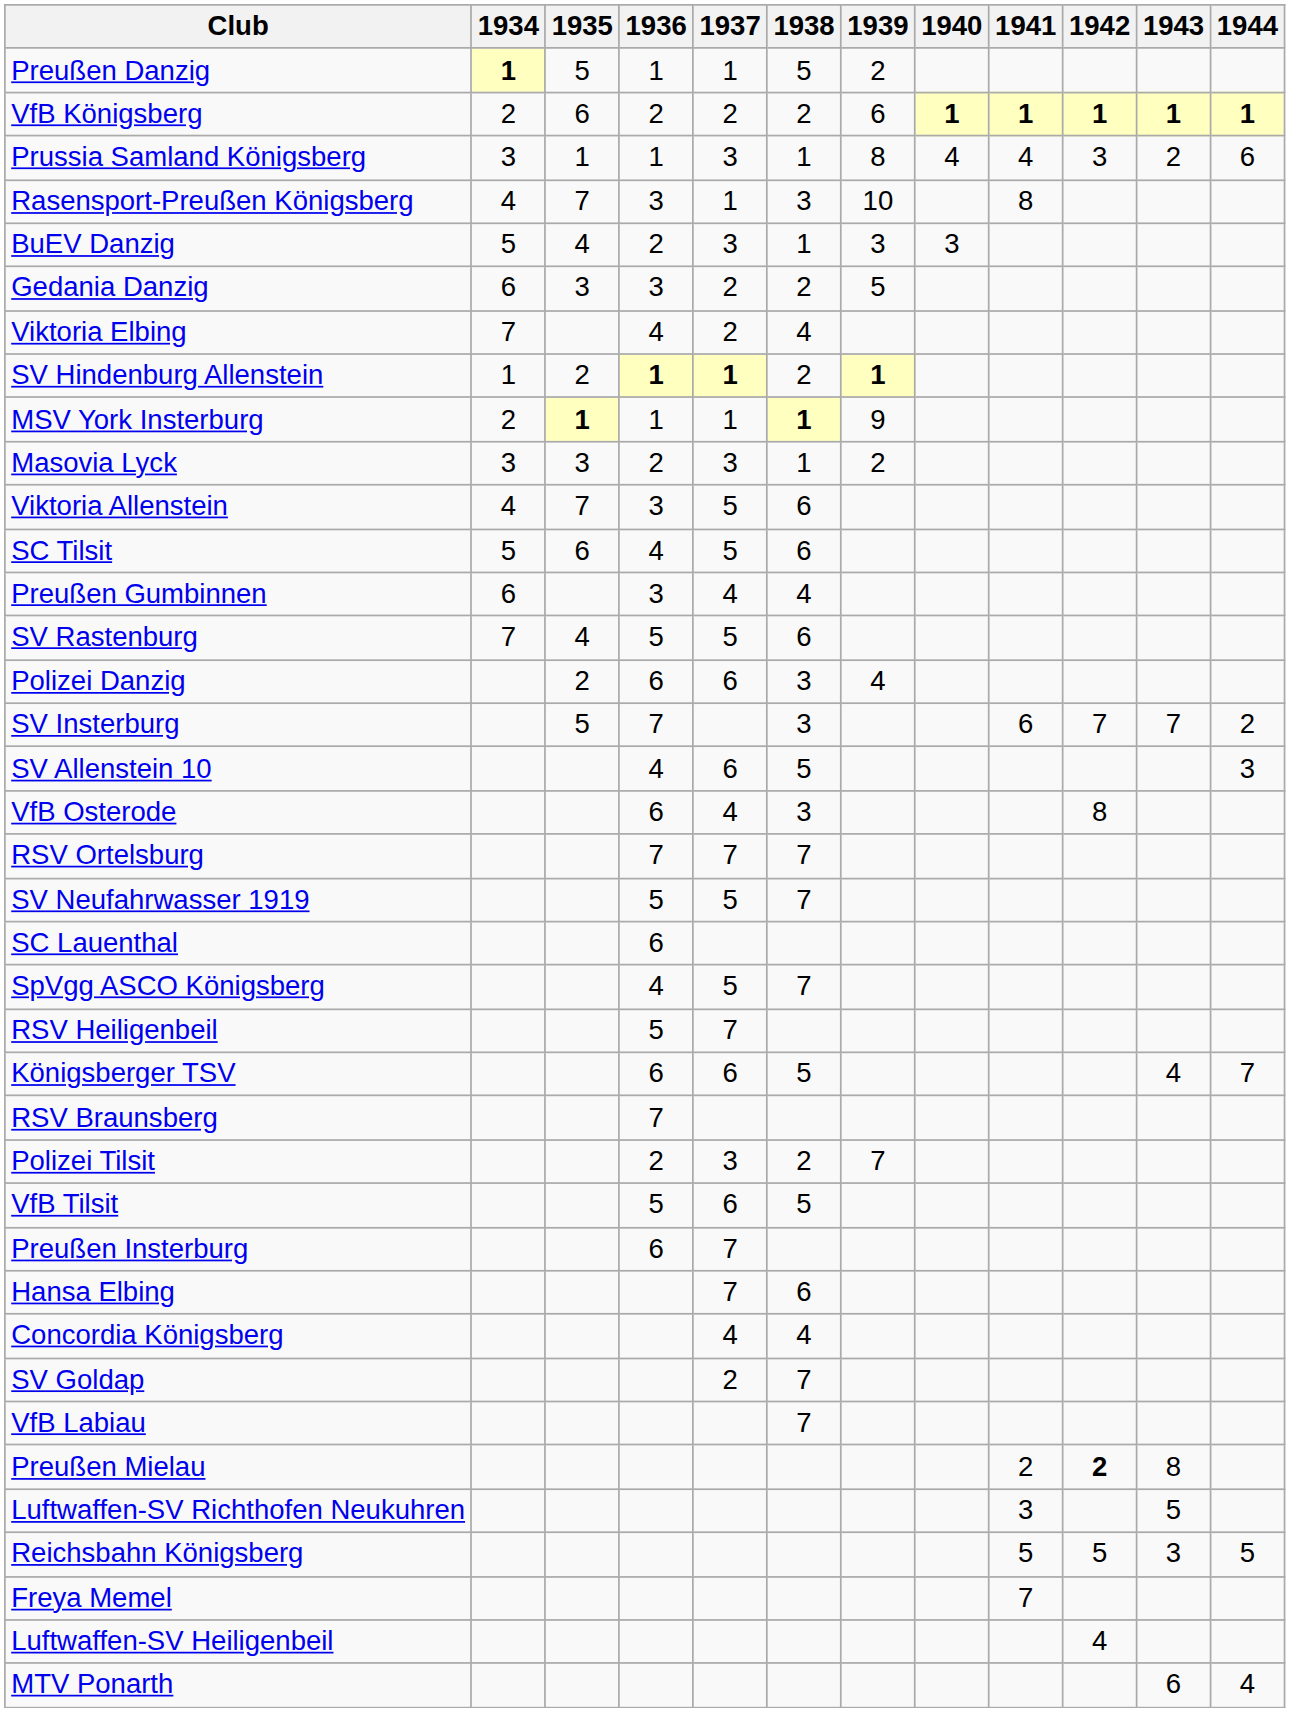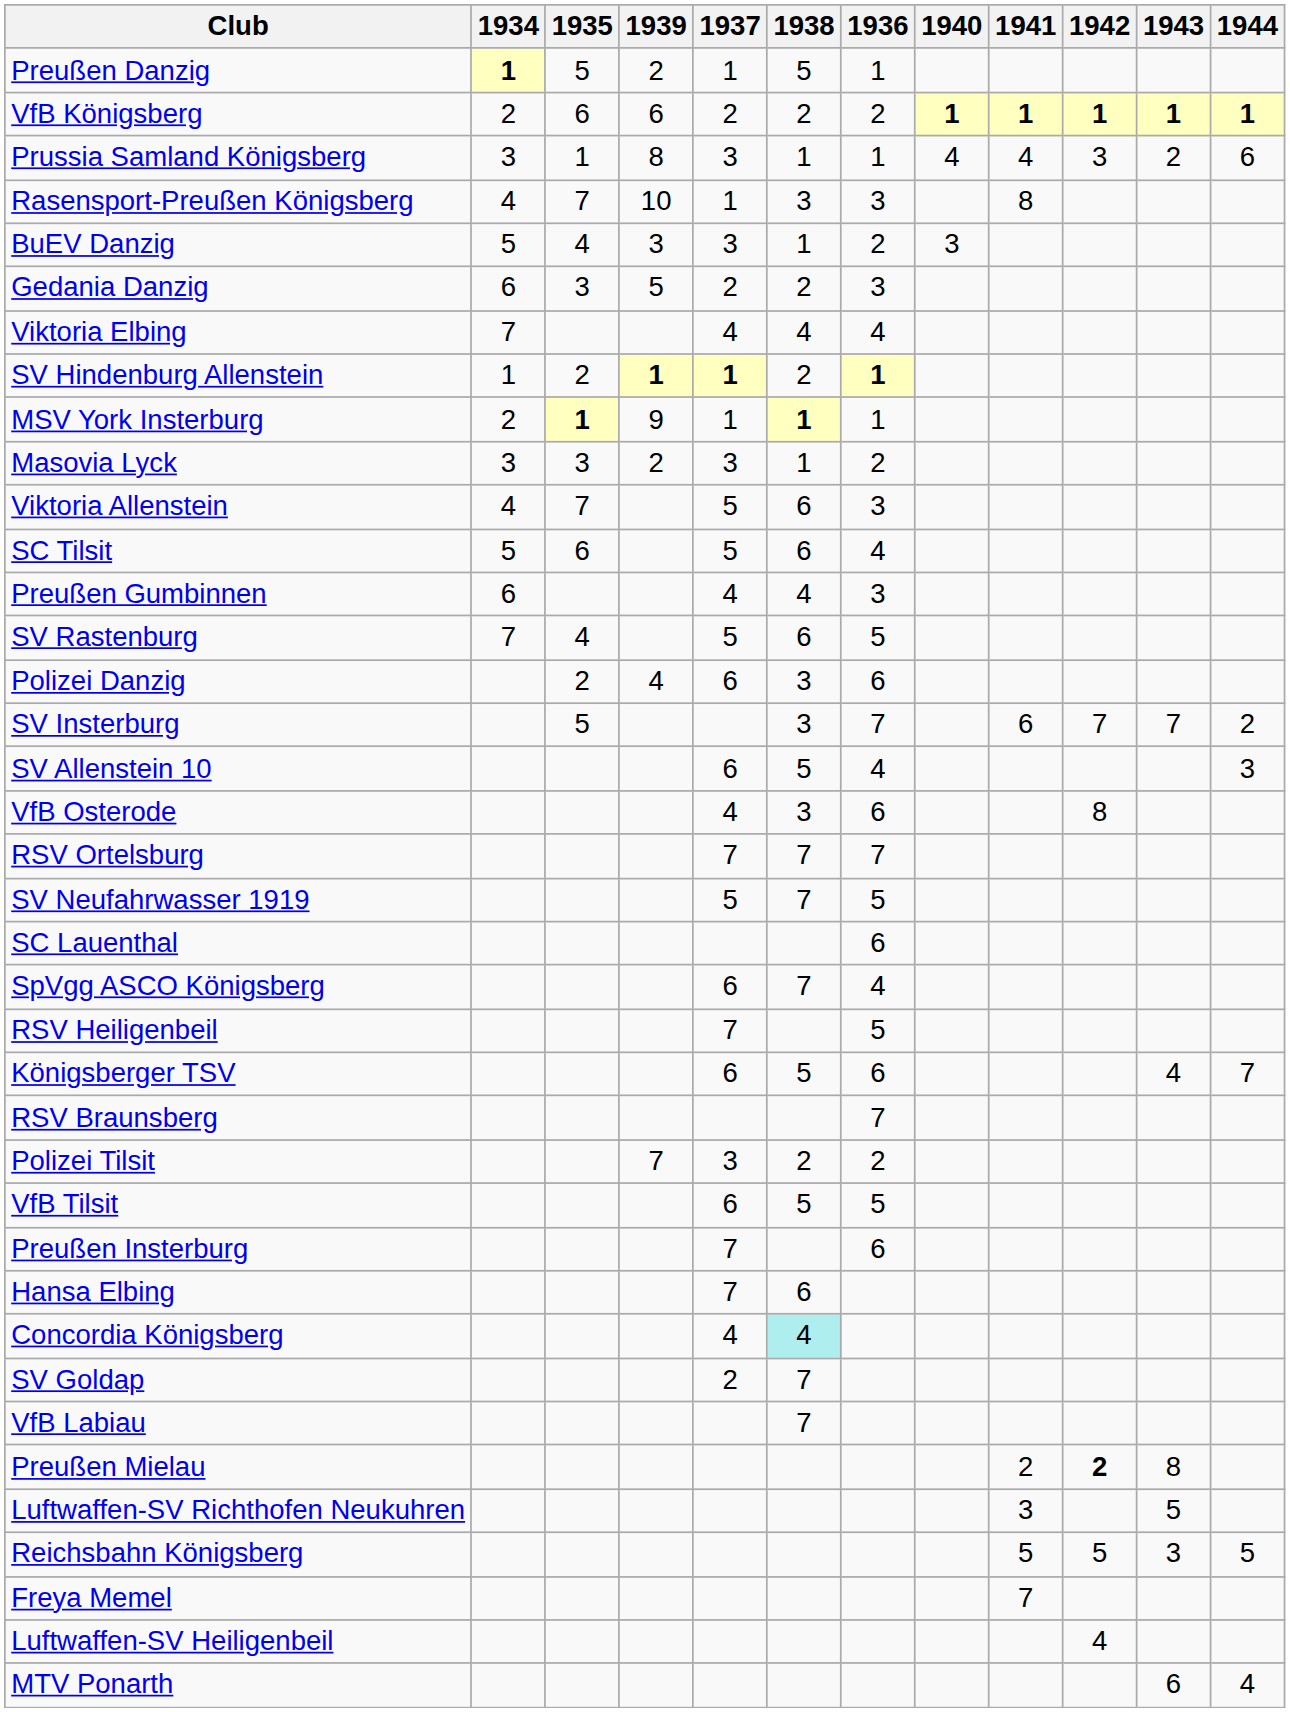columns swapped: (656, 26) <-> (878, 26)
(730, 331) 2 -> (730, 331) 4
(730, 986) 5 -> (730, 986) 6
(804, 1335) no background -> (804, 1335) paleturquoise background
